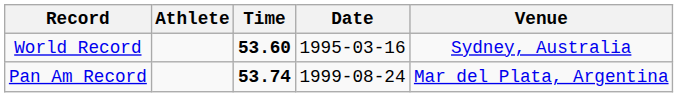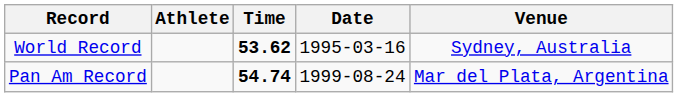(264, 48) 53.60 -> (264, 48) 53.62
(264, 77) 53.74 -> (264, 77) 54.74
